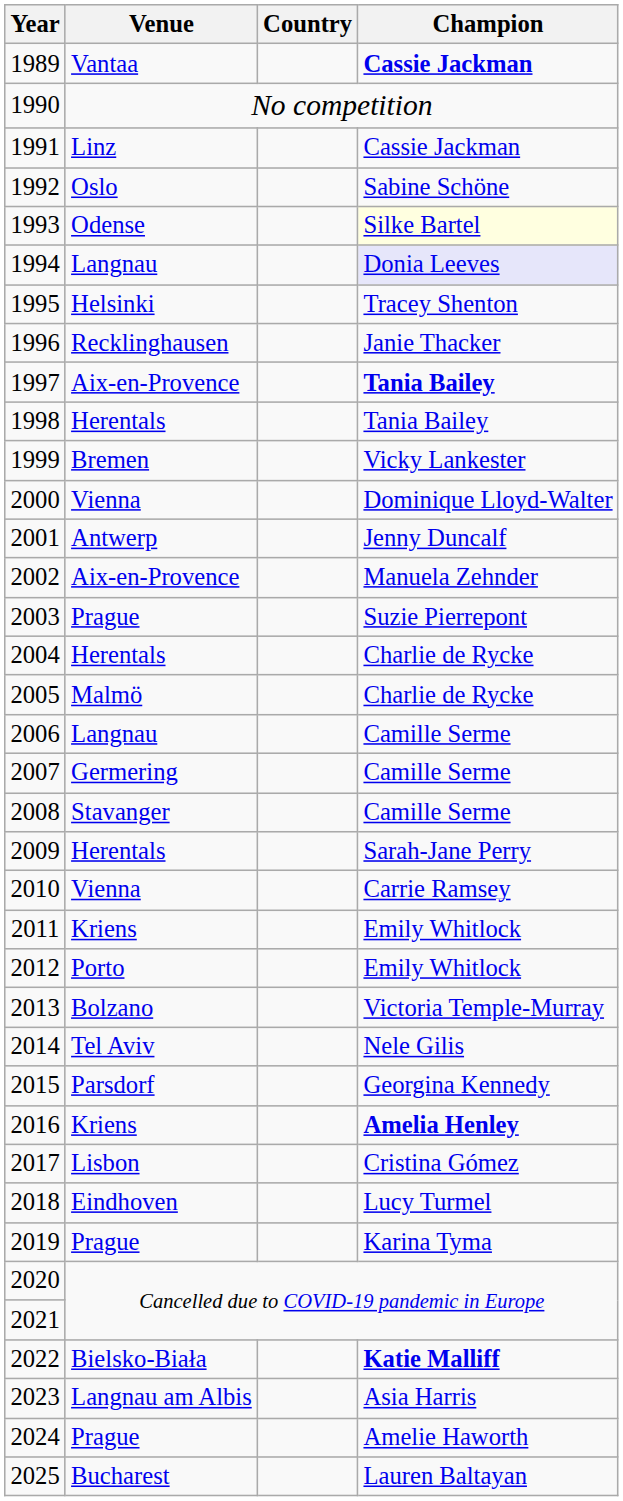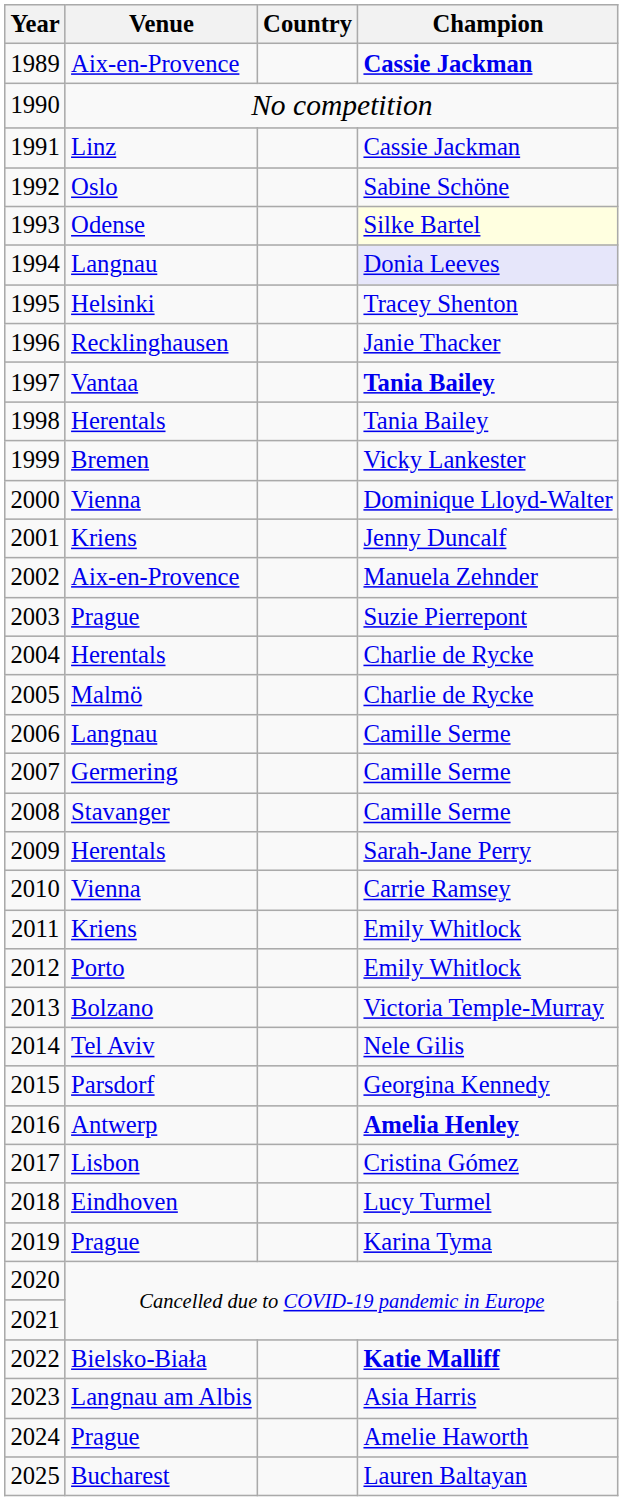(105, 63) Vantaa -> (155, 63) Aix-en-Provence
(155, 381) Aix-en-Provence -> (105, 381) Vantaa
(114, 538) Antwerp -> (104, 538) Kriens
(104, 1124) Kriens -> (114, 1124) Antwerp
